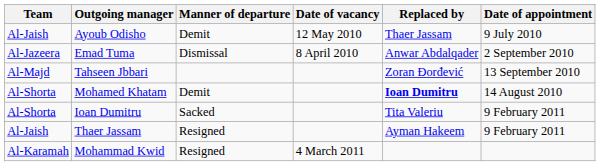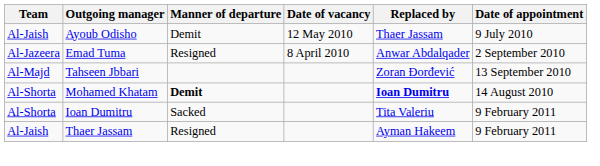(203, 53) Dismissal -> (193, 53) Resigned
(194, 92) normal -> (186, 92) bold
- row: (119, 151)
